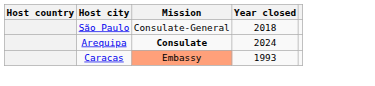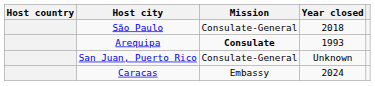(265, 42) 2024 -> (333, 42) 1993
+ row: (138, 58)
(182, 58) lightsalmon background -> (249, 73) no background
(265, 58) 1993 -> (333, 73) 2024
